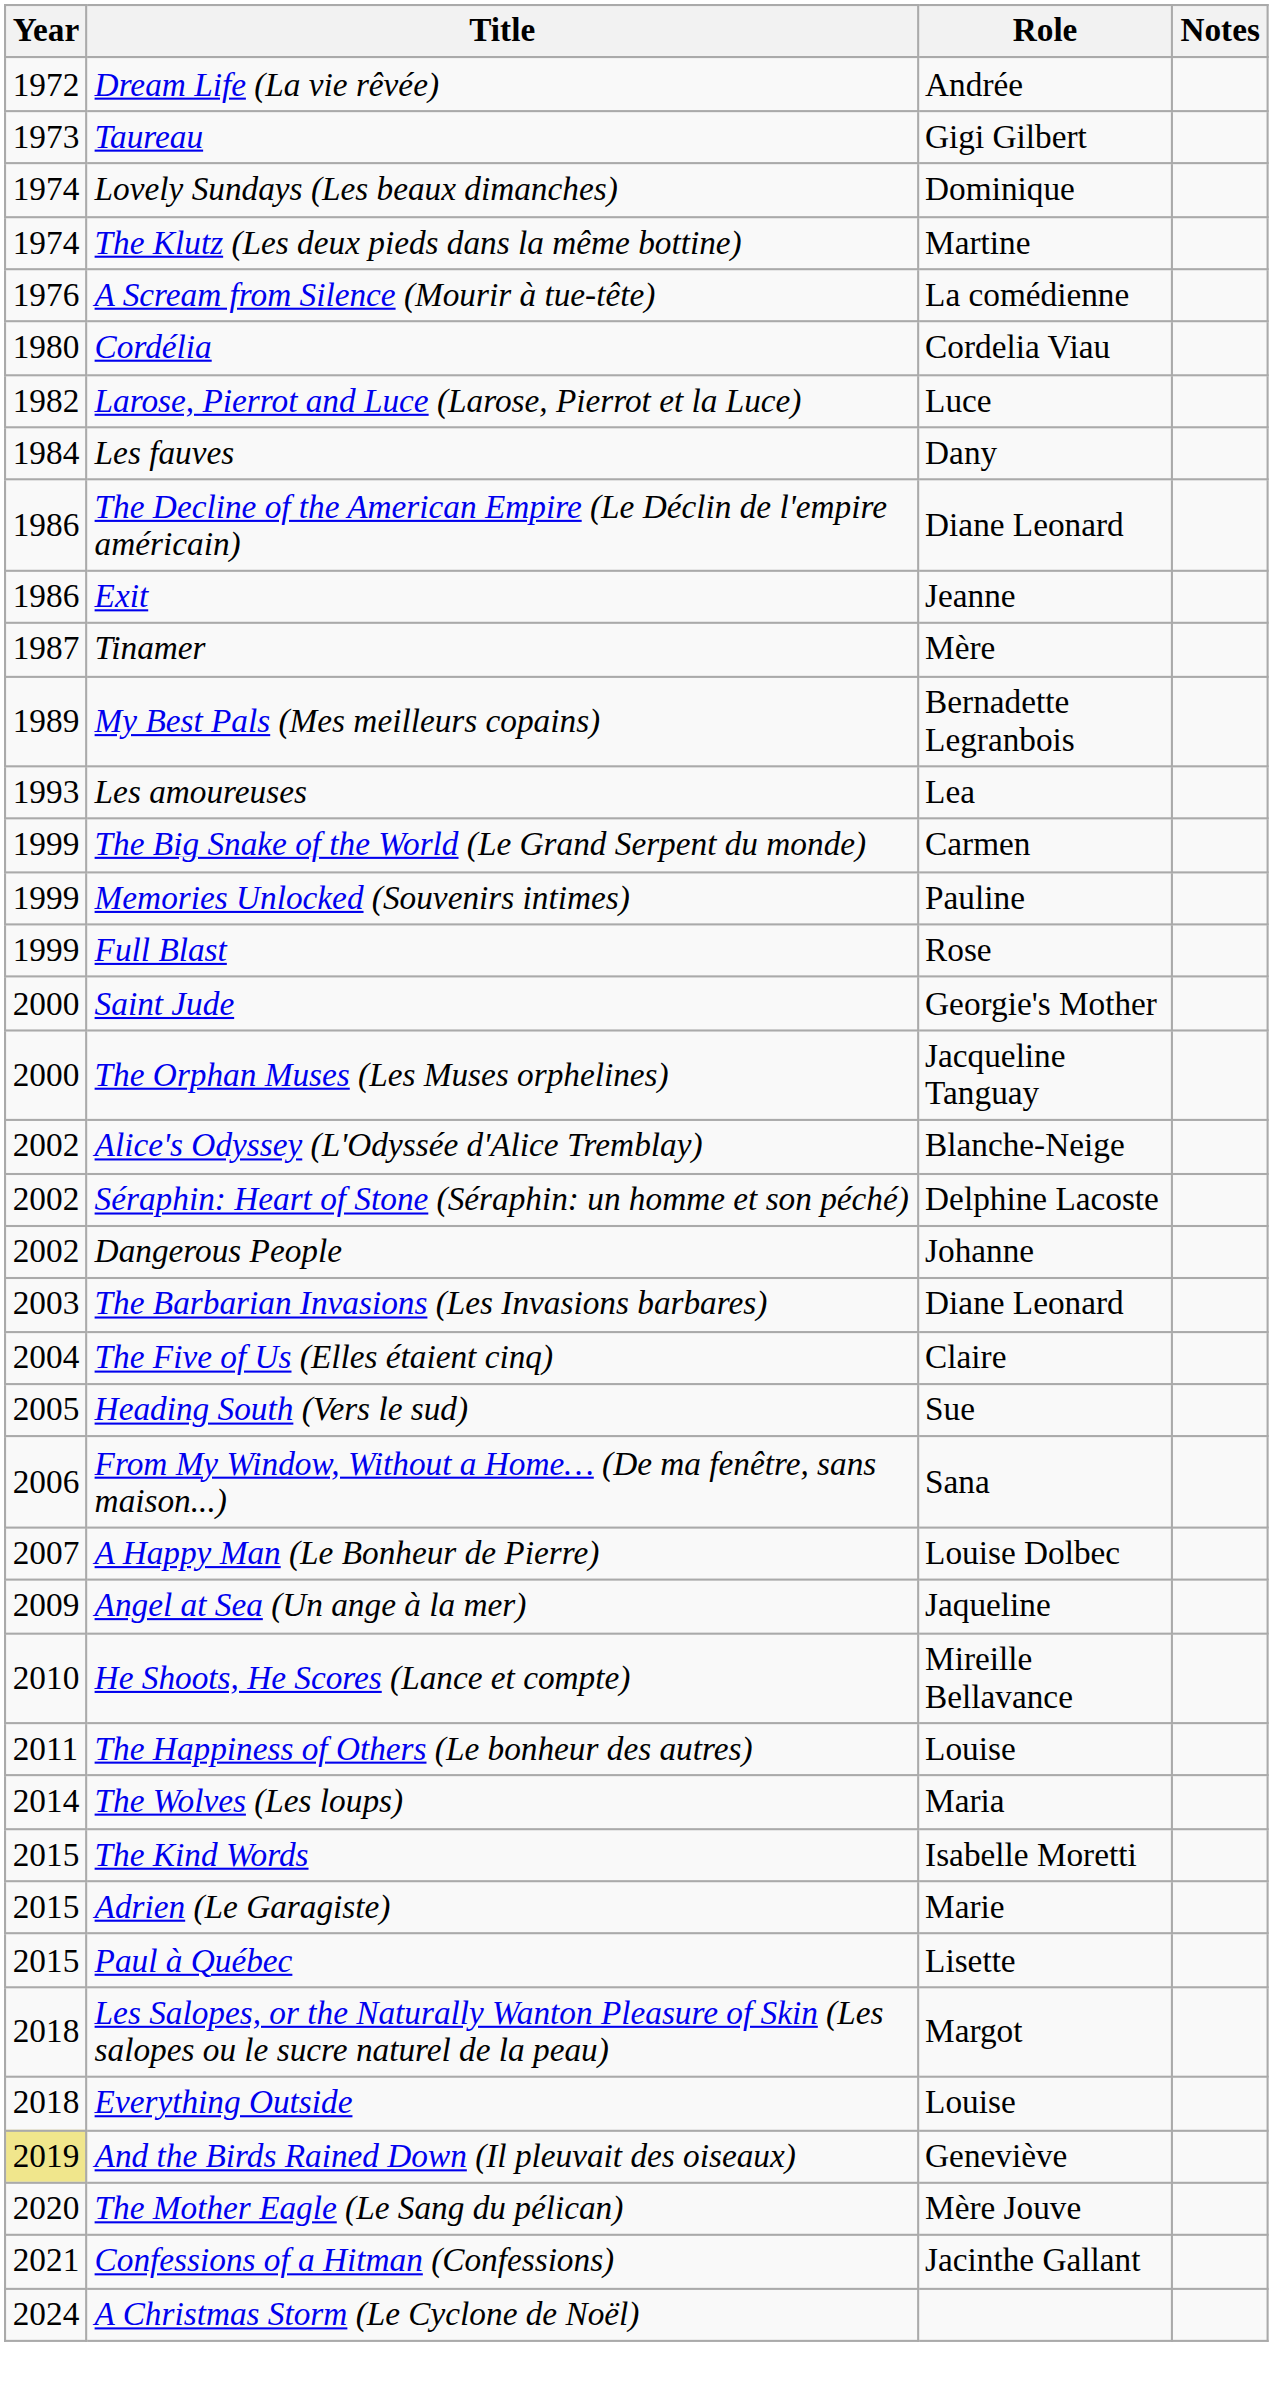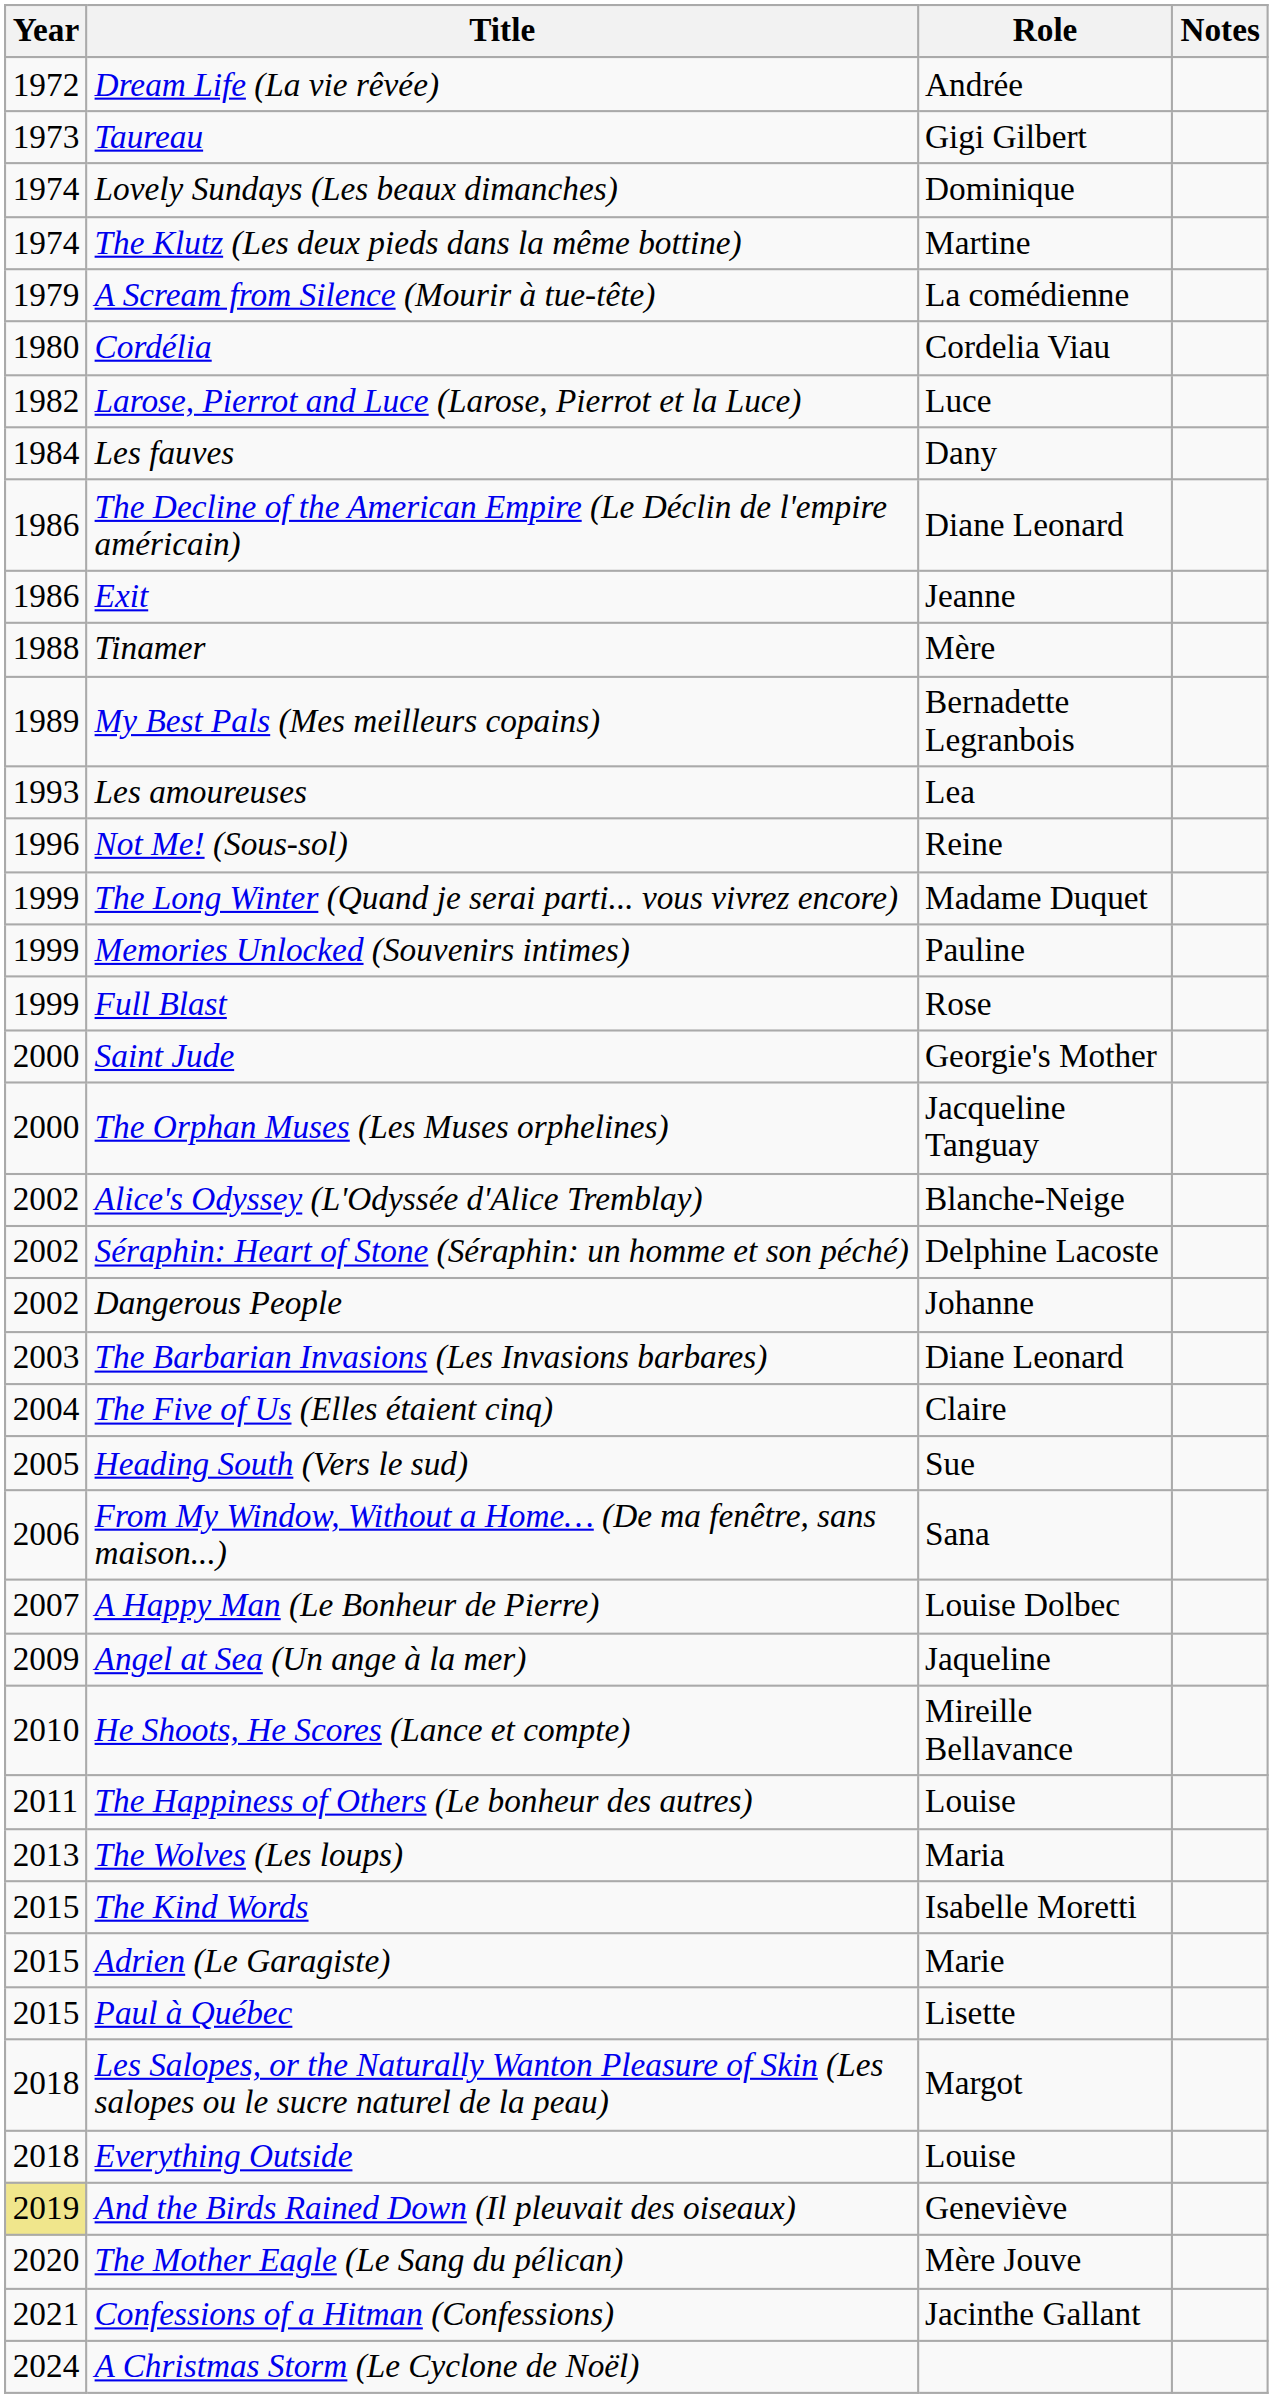(46, 294) 1976 -> (46, 294) 1979
(46, 648) 1987 -> (46, 648) 1988
+ row: (221, 844)
+ row: (496, 897)
- row: (480, 844)
(46, 1801) 2014 -> (46, 1854) 2013
